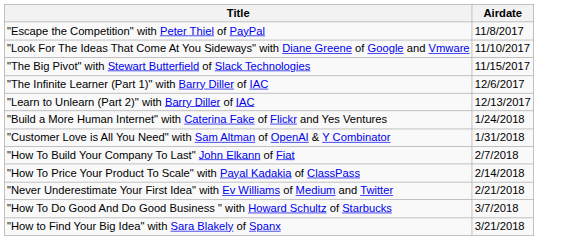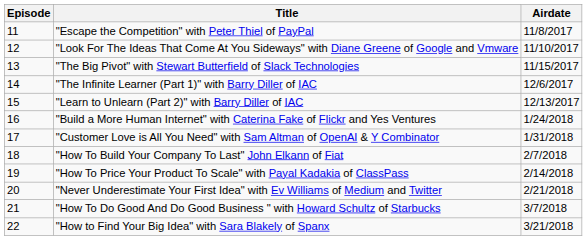+ column: (29, 13)
